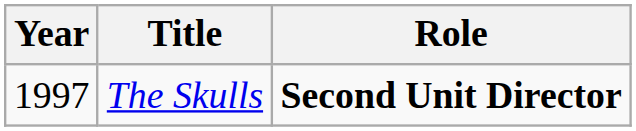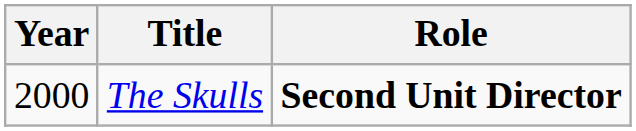(52, 94) 1997 -> (52, 94) 2000
